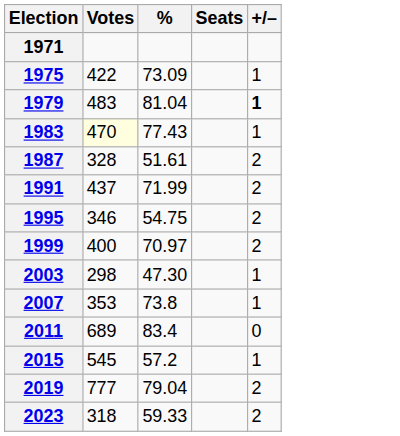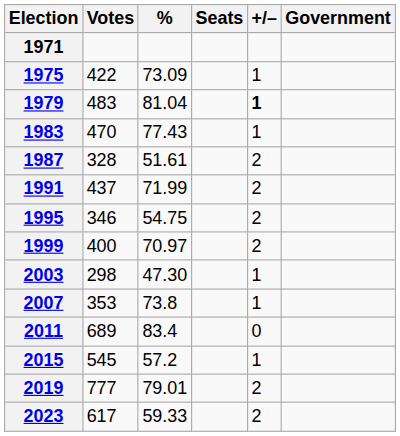+ column: (338, 18)
(102, 132) lightyellow background -> (102, 132) no background
(165, 388) 79.04 -> (165, 388) 79.01
(102, 416) 318 -> (102, 416) 617
